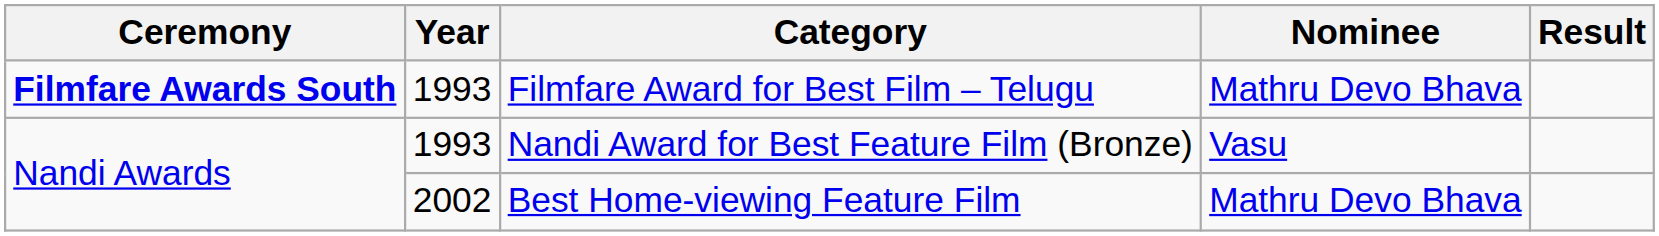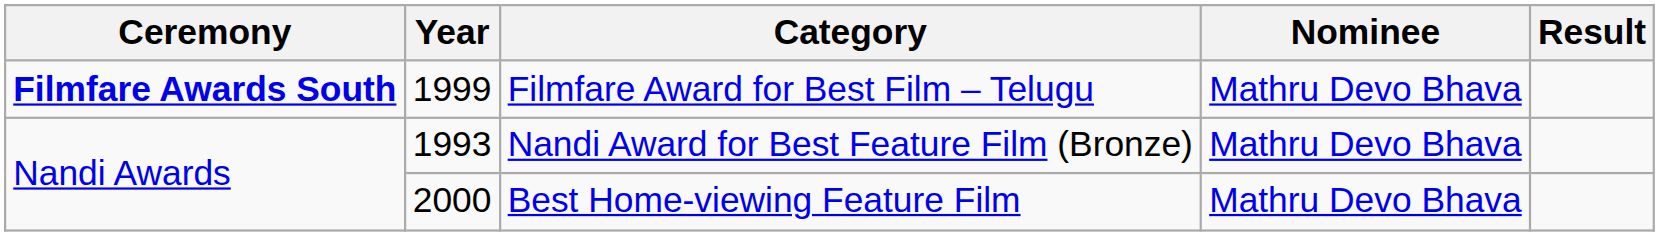(452, 88) 1993 -> (452, 88) 1999
(1248, 144) Vasu -> (1365, 144) Mathru Devo Bhava
(452, 200) 2002 -> (452, 200) 2000
